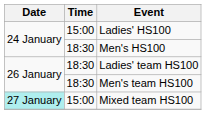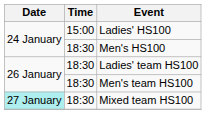(80, 100) 15:00 -> (80, 100) 18:30
